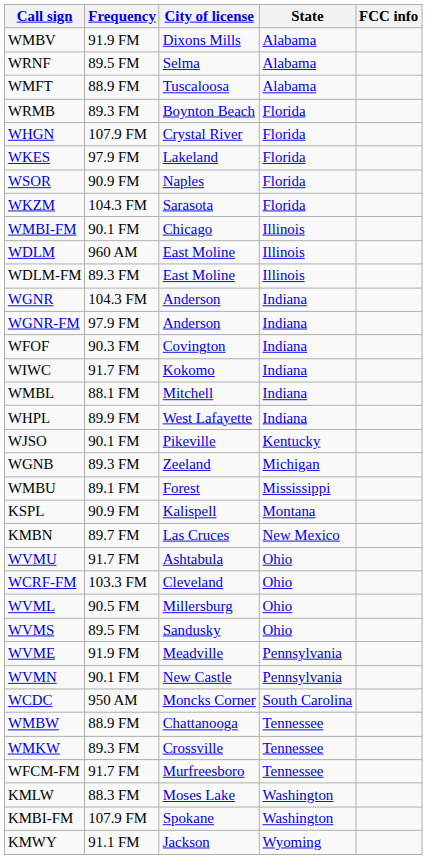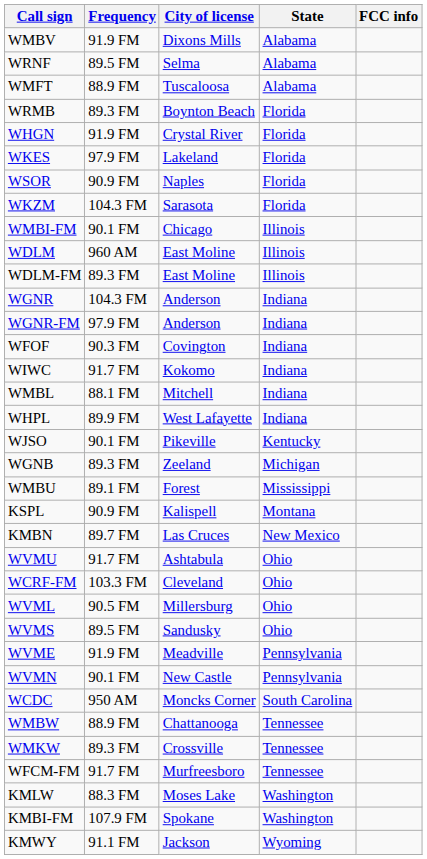(118, 134) 107.9 FM -> (114, 134) 91.9 FM
